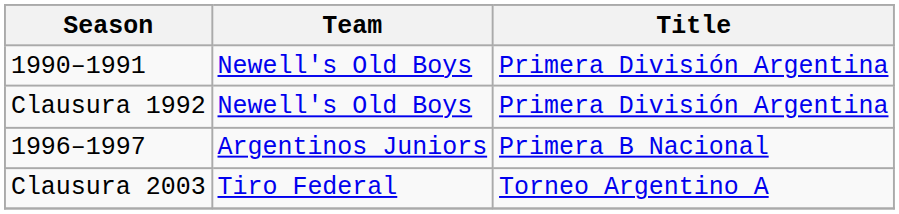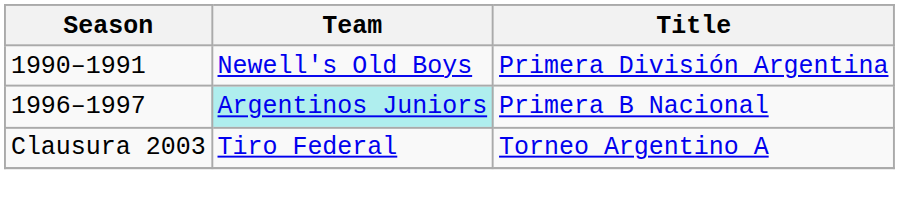- row: (108, 107)
(352, 147) no background -> (352, 107) paleturquoise background
